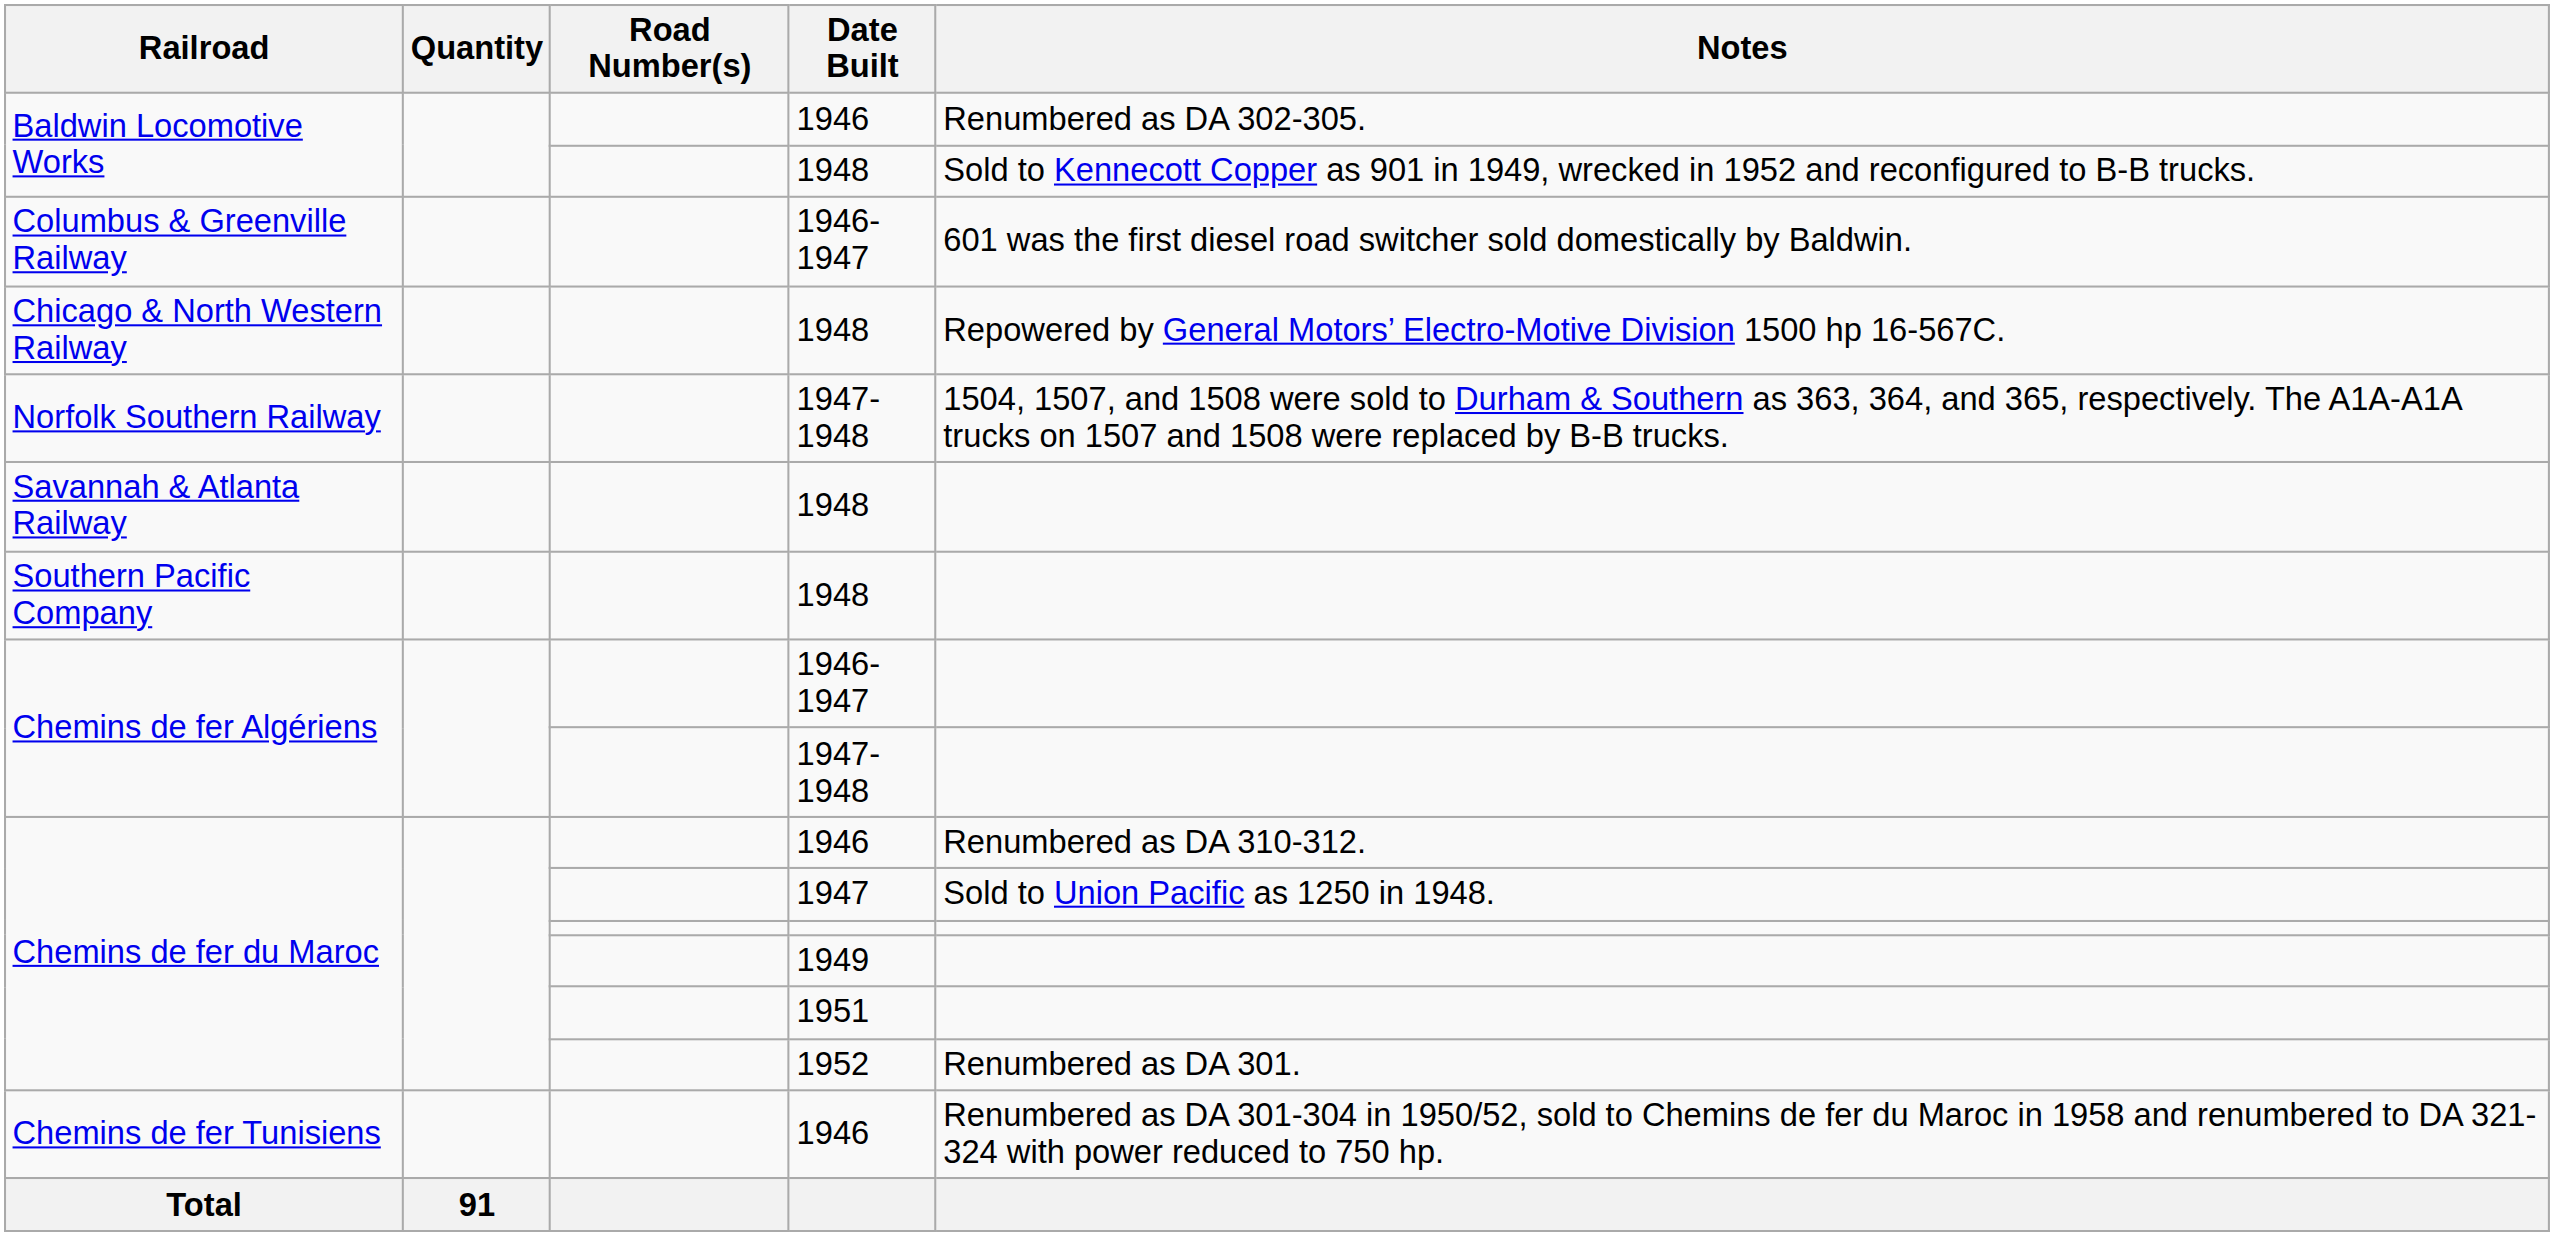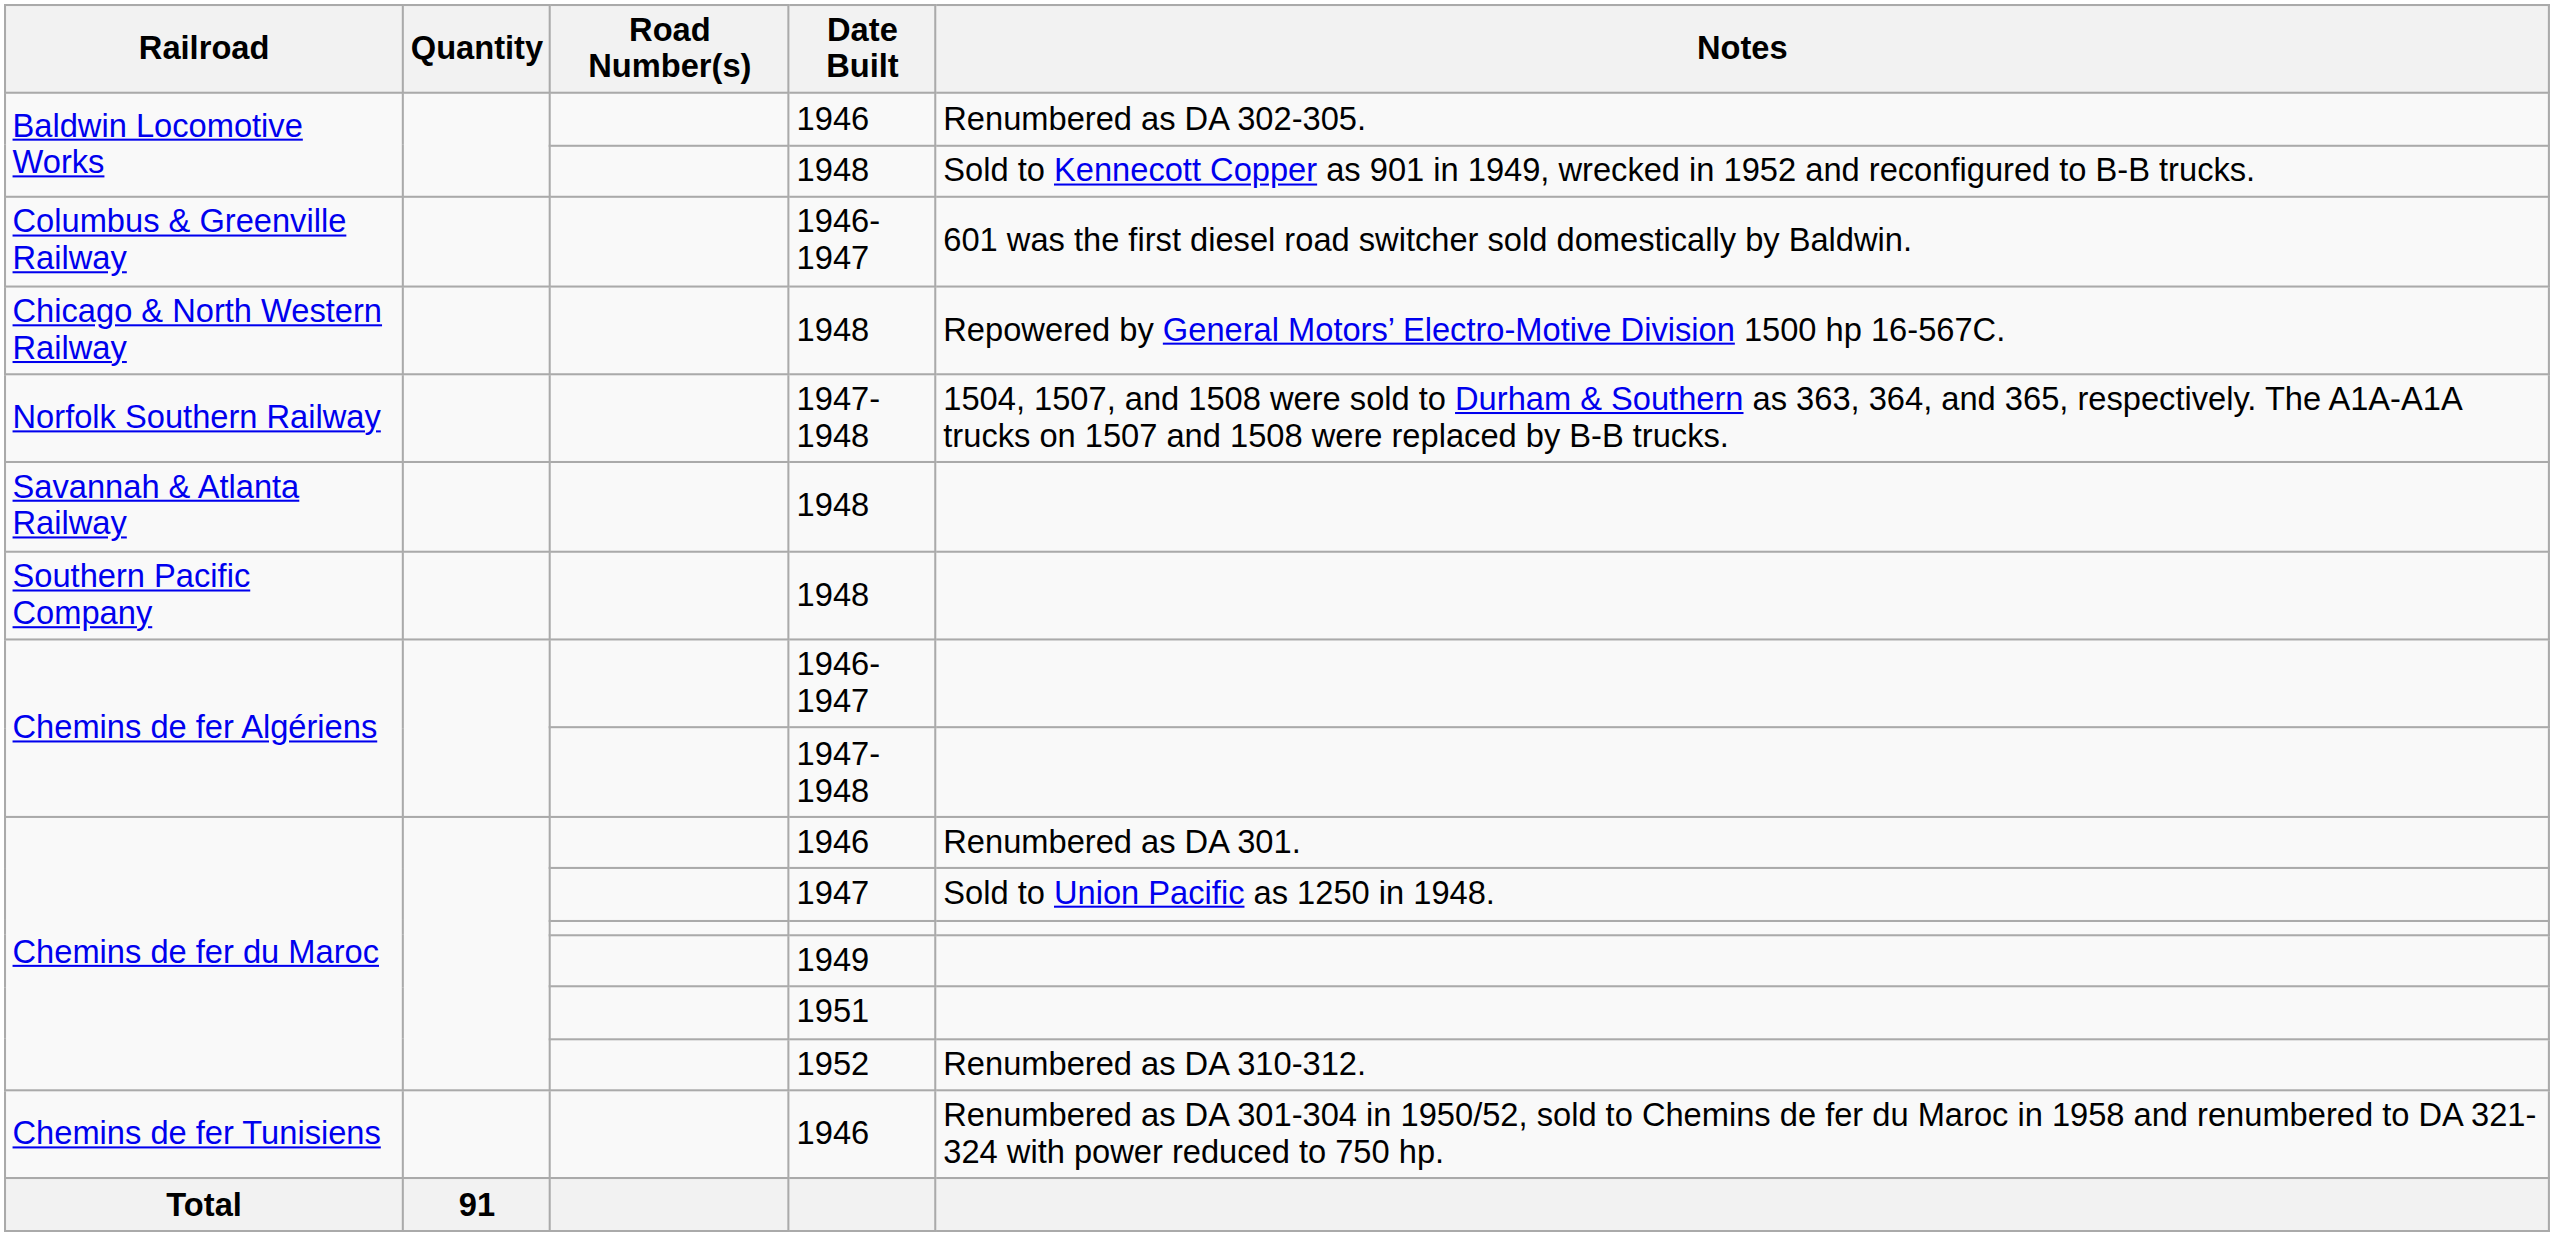(1155, 841) Renumbered as DA 310-312. -> (1122, 841) Renumbered as DA 301.
(1122, 1063) Renumbered as DA 301. -> (1155, 1063) Renumbered as DA 310-312.
